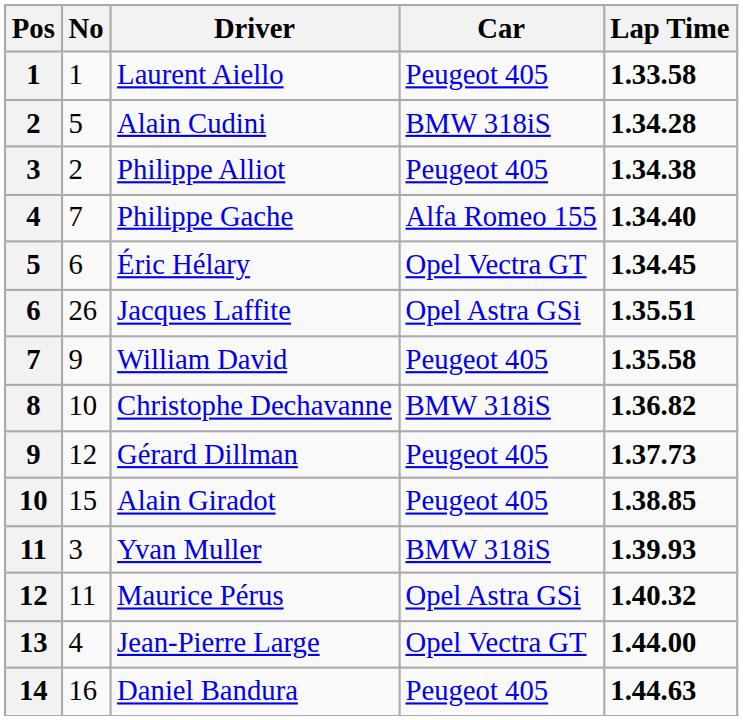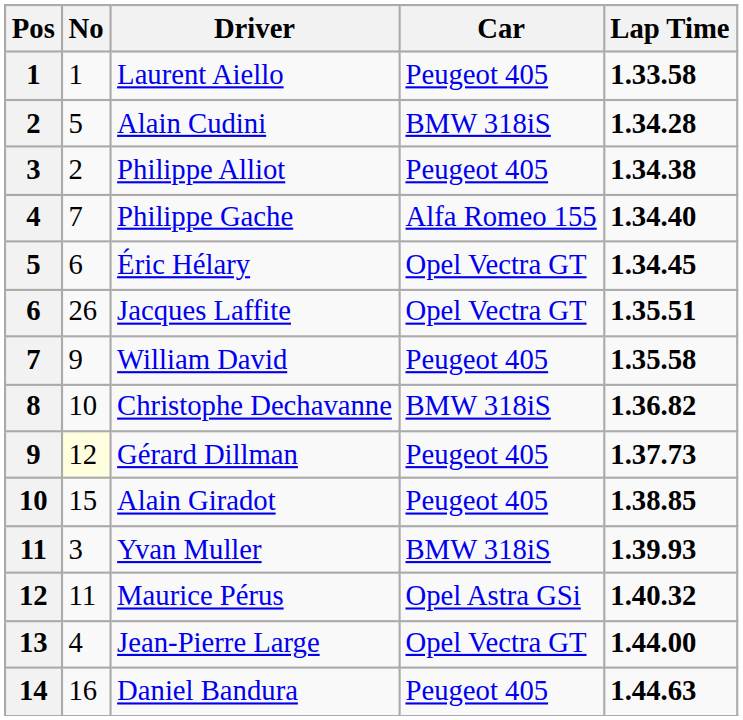(493, 311) Opel Astra GSi -> (496, 311) Opel Vectra GT
(83, 453) no background -> (83, 453) lightyellow background
